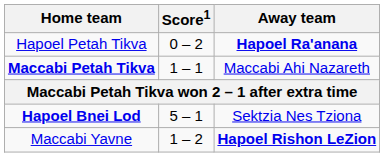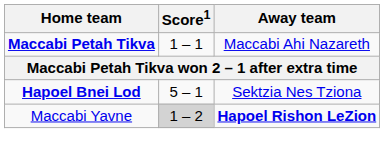- row: (81, 44)
(186, 139) no background -> (186, 115) lightgrey background
